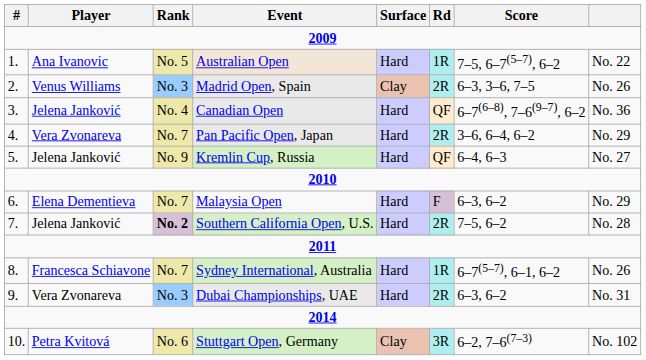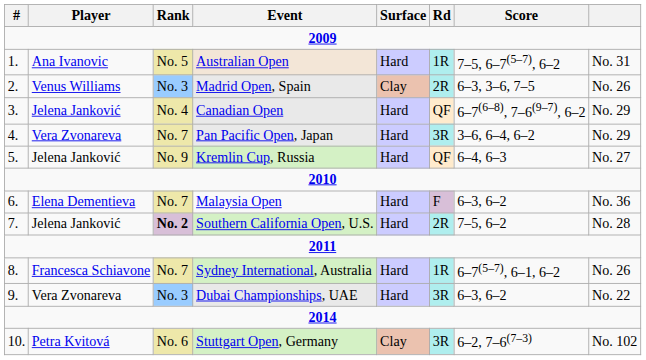(611, 62) No. 22 -> (611, 62) No. 31
(611, 110) No. 36 -> (611, 110) No. 29
(441, 134) 2R -> (441, 134) 3R
(611, 201) No. 29 -> (611, 201) No. 36
(441, 295) 2R -> (441, 295) 3R
(611, 295) No. 31 -> (611, 295) No. 22
